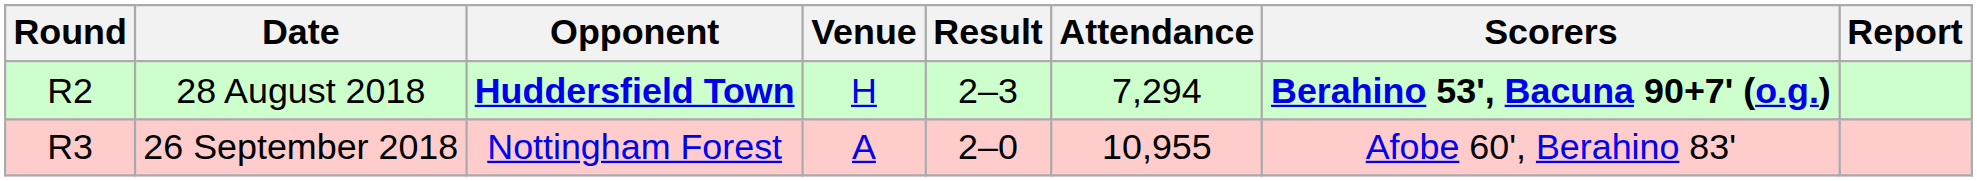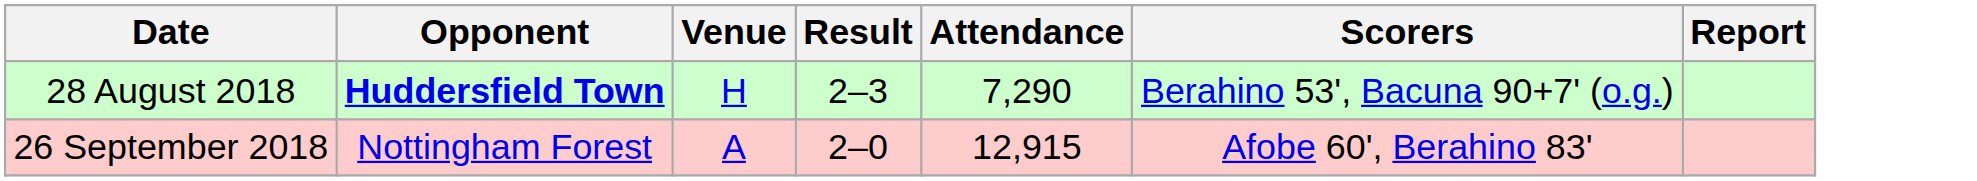- column: (70, 32)
(1157, 89) 7,294 -> (1027, 89) 7,290
(1551, 89) bold -> (1407, 89) normal
(1157, 146) 10,955 -> (1027, 146) 12,915
